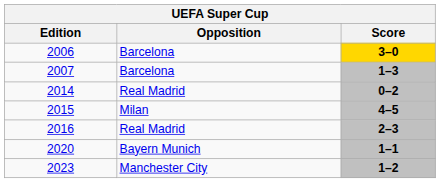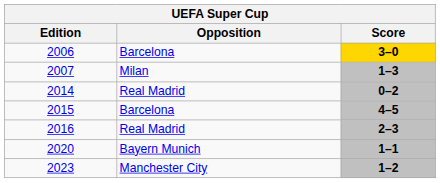(147, 71) Barcelona -> (134, 71) Milan
(134, 110) Milan -> (147, 110) Barcelona
